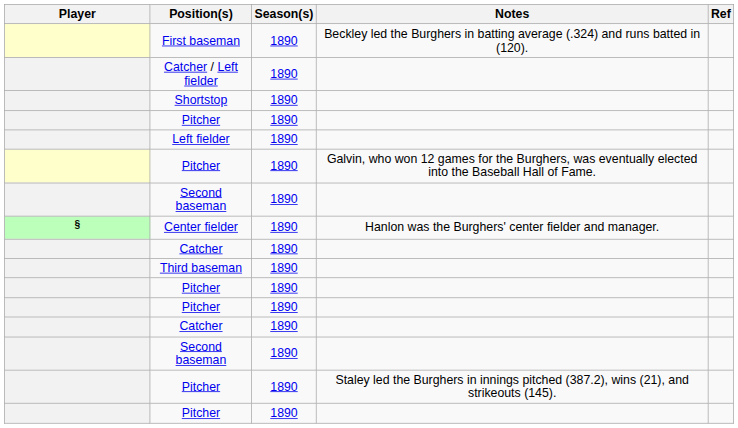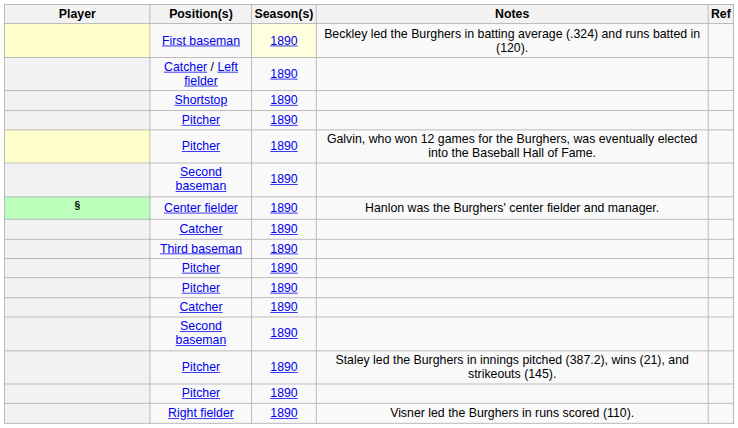(284, 40) no background -> (284, 40) lightyellow background
- row: (201, 139)
+ row: (201, 413)
